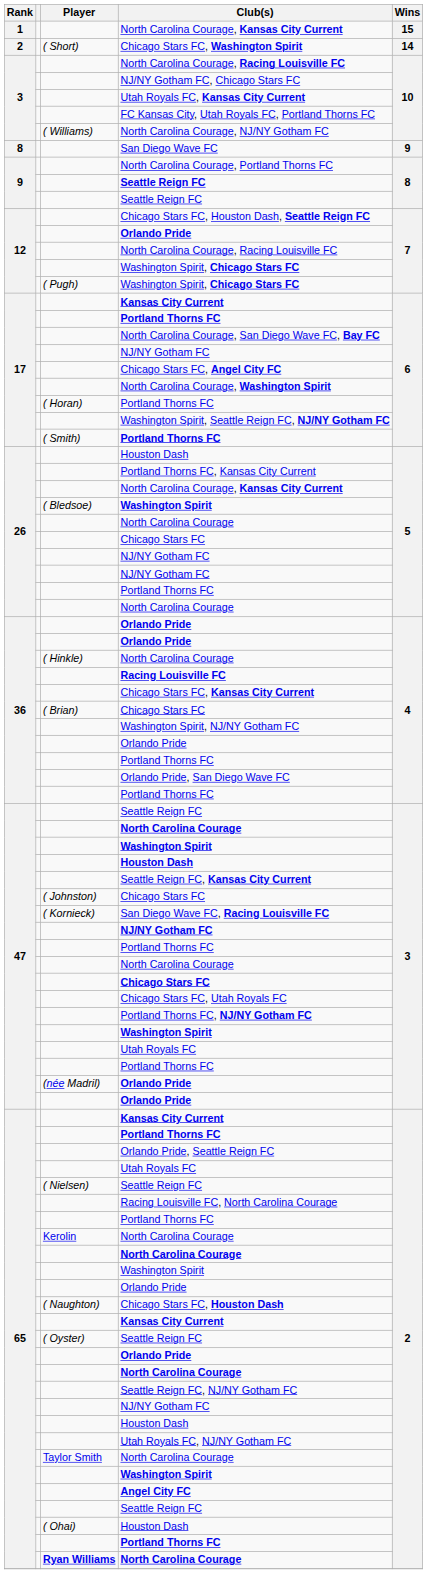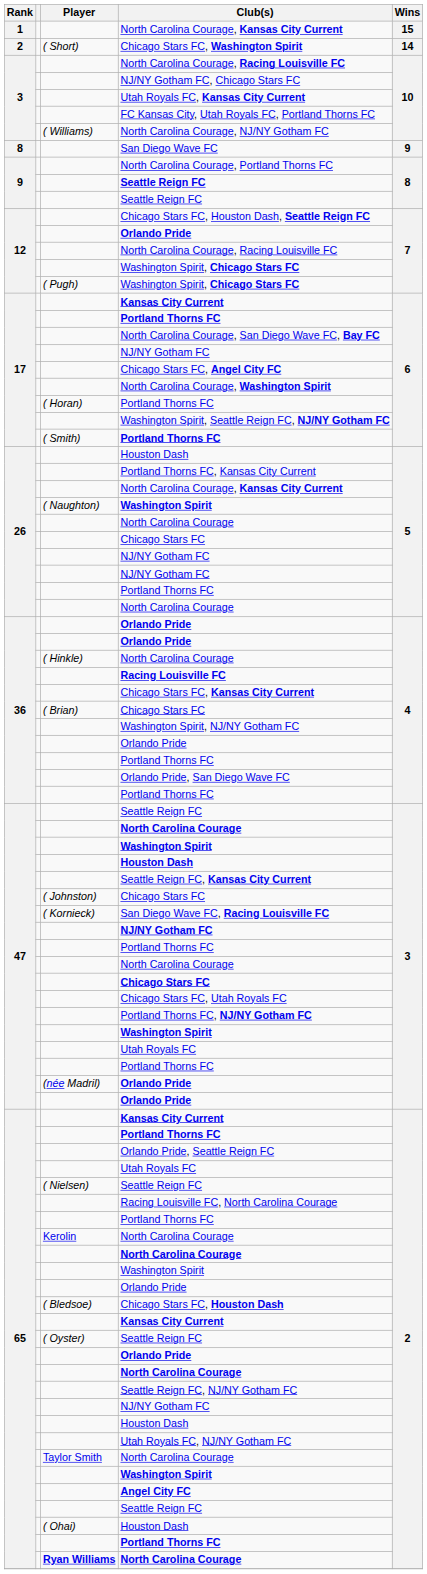(67, 506) ( Bledsoe) -> (71, 506) ( Naughton)
(71, 1305) ( Naughton) -> (67, 1305) ( Bledsoe)
